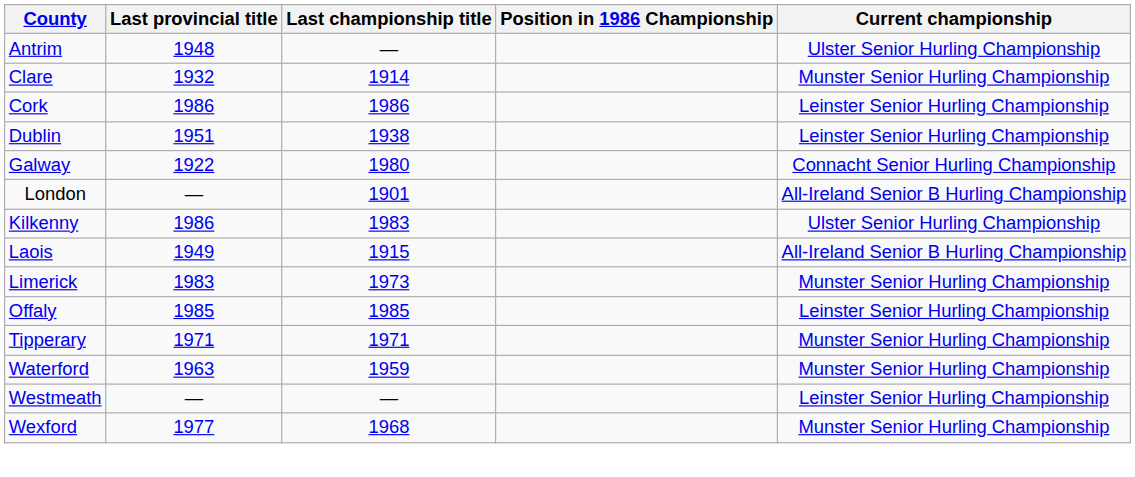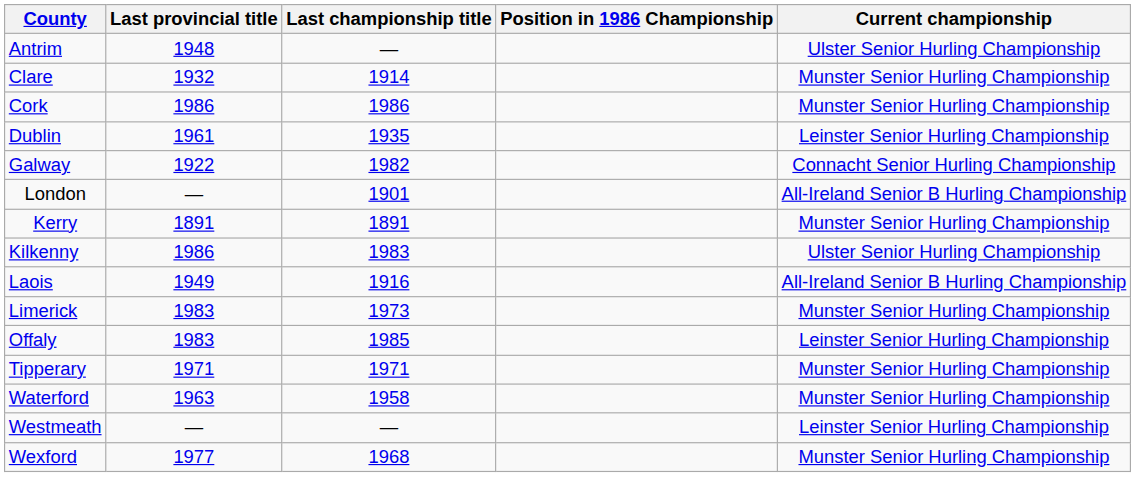(954, 106) Leinster Senior Hurling Championship -> (954, 106) Munster Senior Hurling Championship
(194, 135) 1951 -> (194, 135) 1961
(389, 135) 1938 -> (389, 135) 1935
(389, 164) 1980 -> (389, 164) 1982
+ row: (55, 223)
(389, 252) 1915 -> (389, 281) 1916
(194, 310) 1985 -> (194, 340) 1983
(389, 369) 1959 -> (389, 398) 1958
